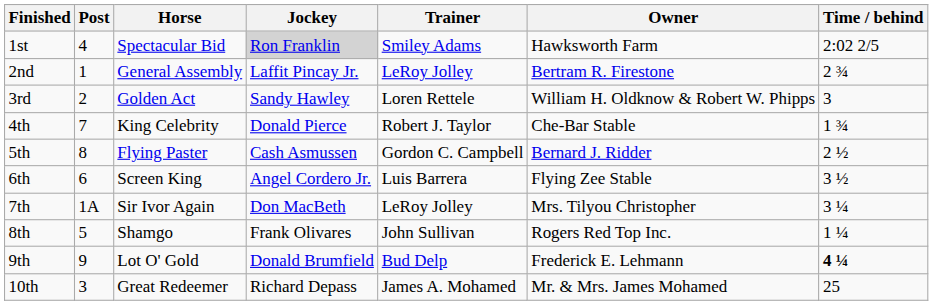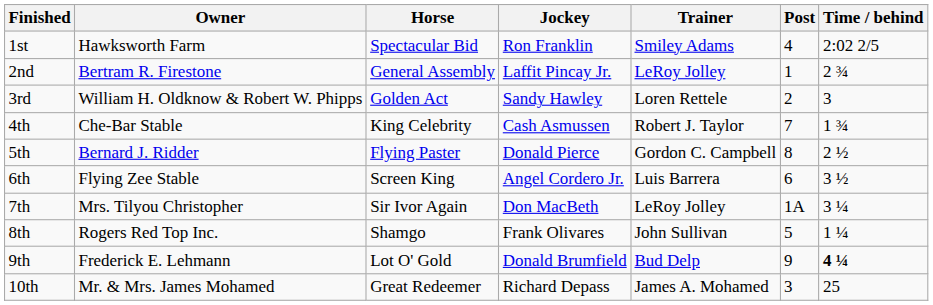columns swapped: (94, 17) <-> (673, 17)
(295, 44) lightgrey background -> (548, 44) no background
(298, 125) Donald Pierce -> (556, 125) Cash Asmussen
(303, 152) Cash Asmussen -> (551, 152) Donald Pierce
